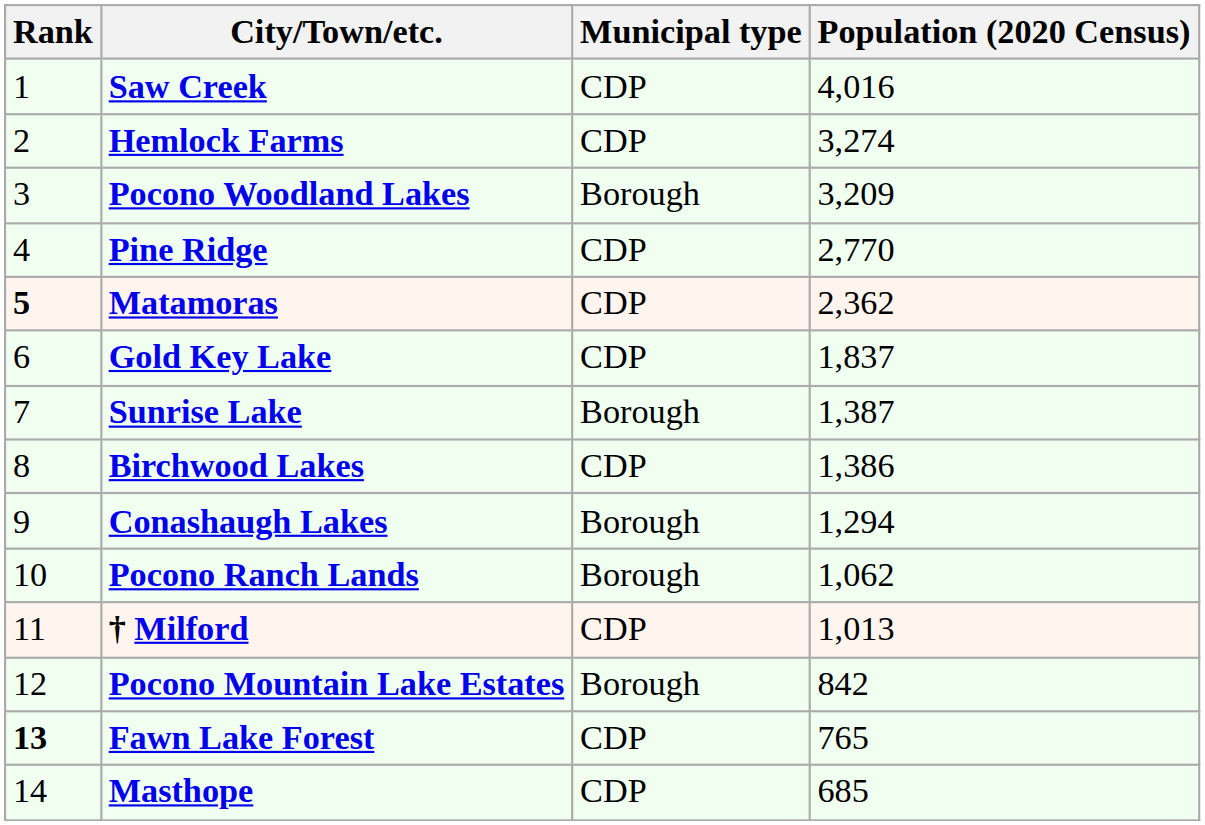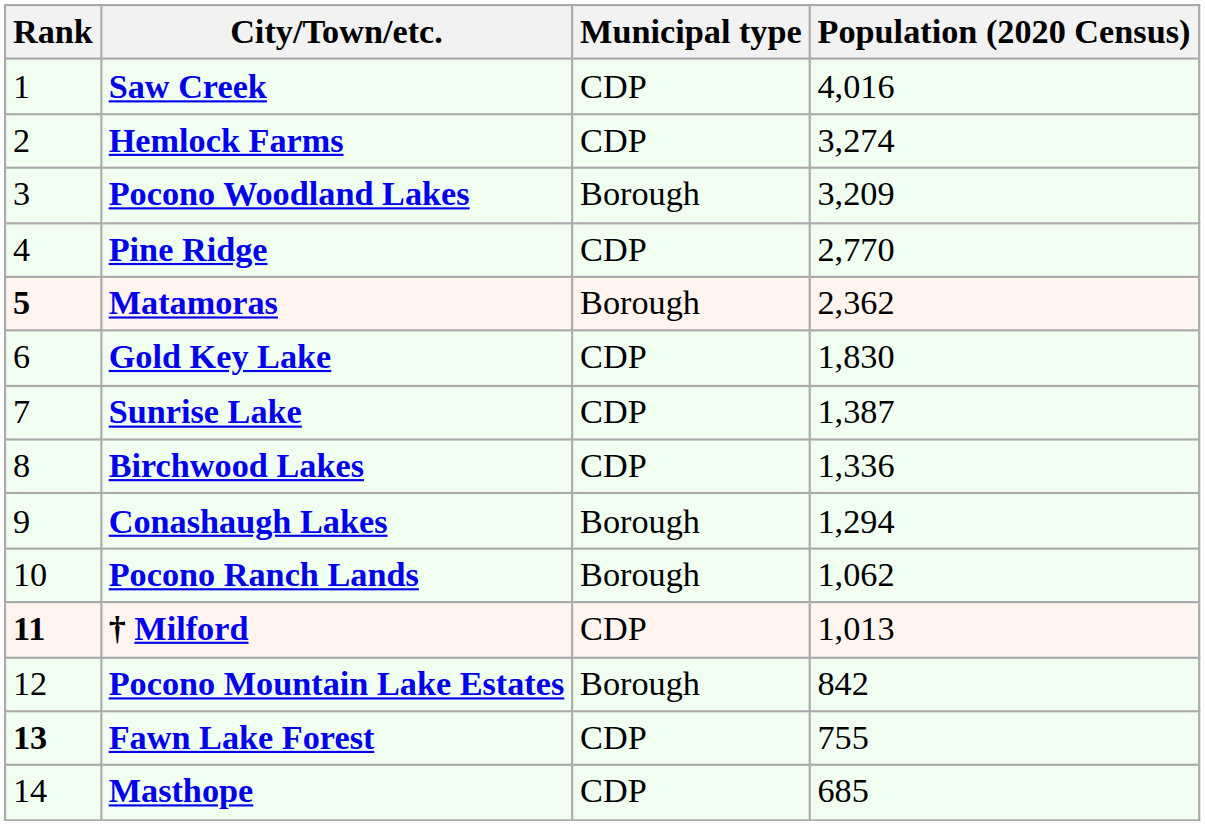(613, 303) CDP -> (640, 303) Borough
(856, 357) 1,837 -> (856, 357) 1,830
(640, 411) Borough -> (613, 411) CDP
(856, 466) 1,386 -> (856, 466) 1,336
(29, 628) normal -> (29, 628) bold
(843, 737) 765 -> (843, 737) 755
